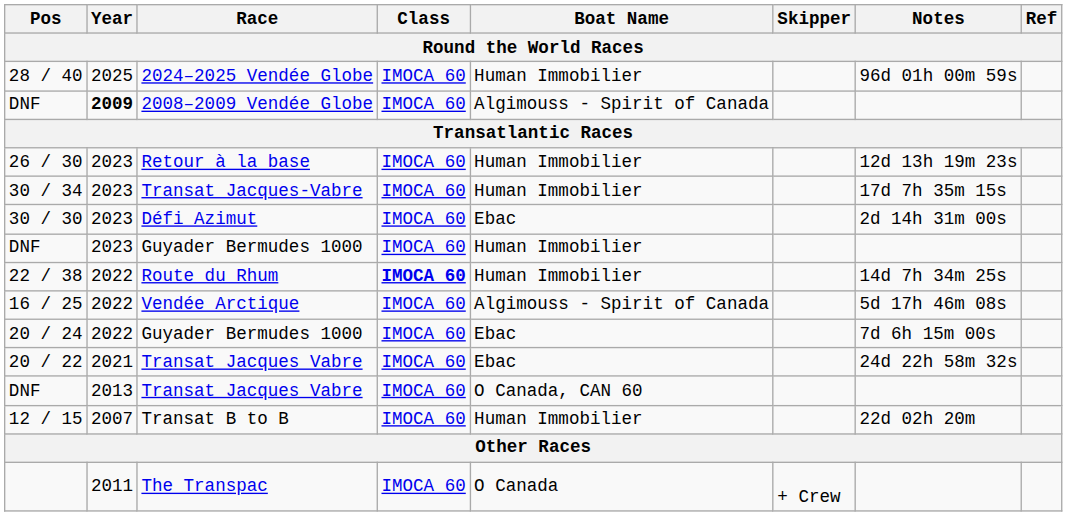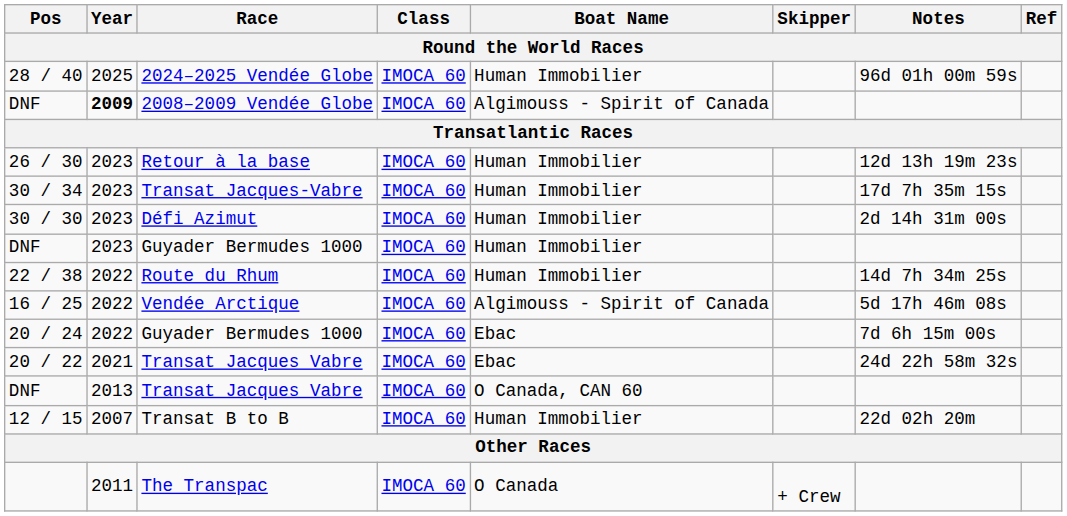(495, 219) Ebac -> (558, 219) Human Immobilier
(424, 276) bold -> (424, 276) normal
